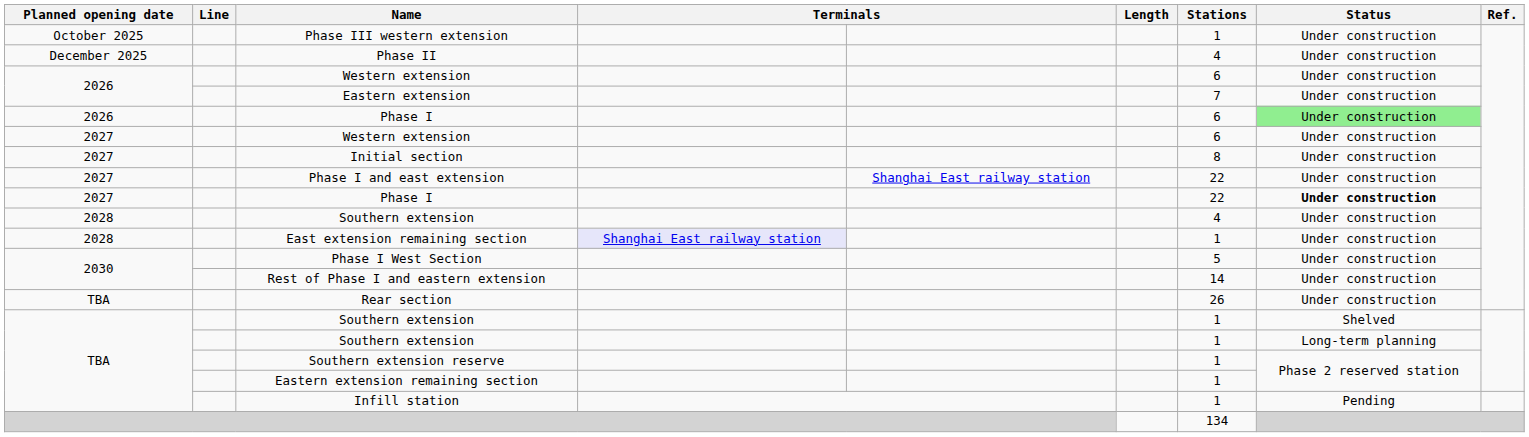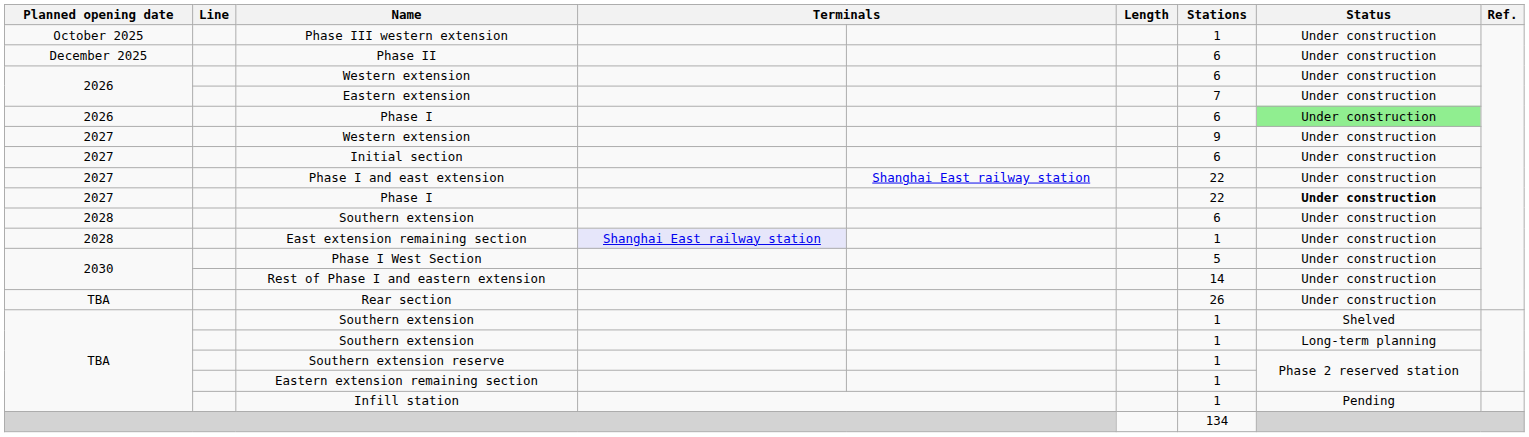(1217, 55) 4 -> (1217, 55) 6
(1217, 137) 6 -> (1217, 137) 9
(1217, 157) 8 -> (1217, 157) 6
(1217, 218) 4 -> (1217, 218) 6
